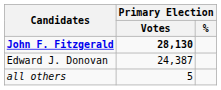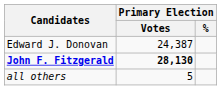rows swapped: (60, 45) <-> (57, 61)
